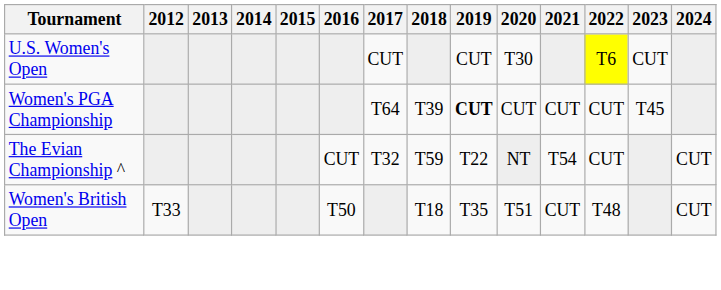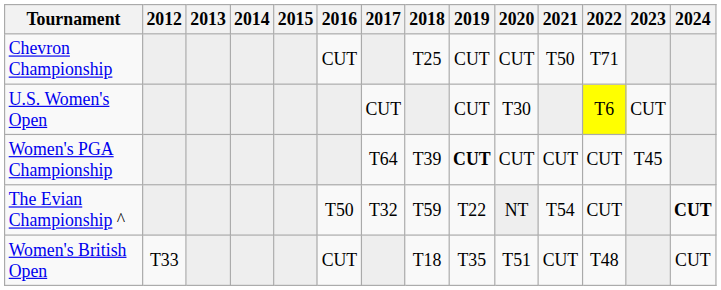+ row: (61, 59)
(341, 159) CUT -> (339, 210) T50
(694, 159) normal -> (693, 210) bold
(341, 210) T50 -> (339, 260) CUT
